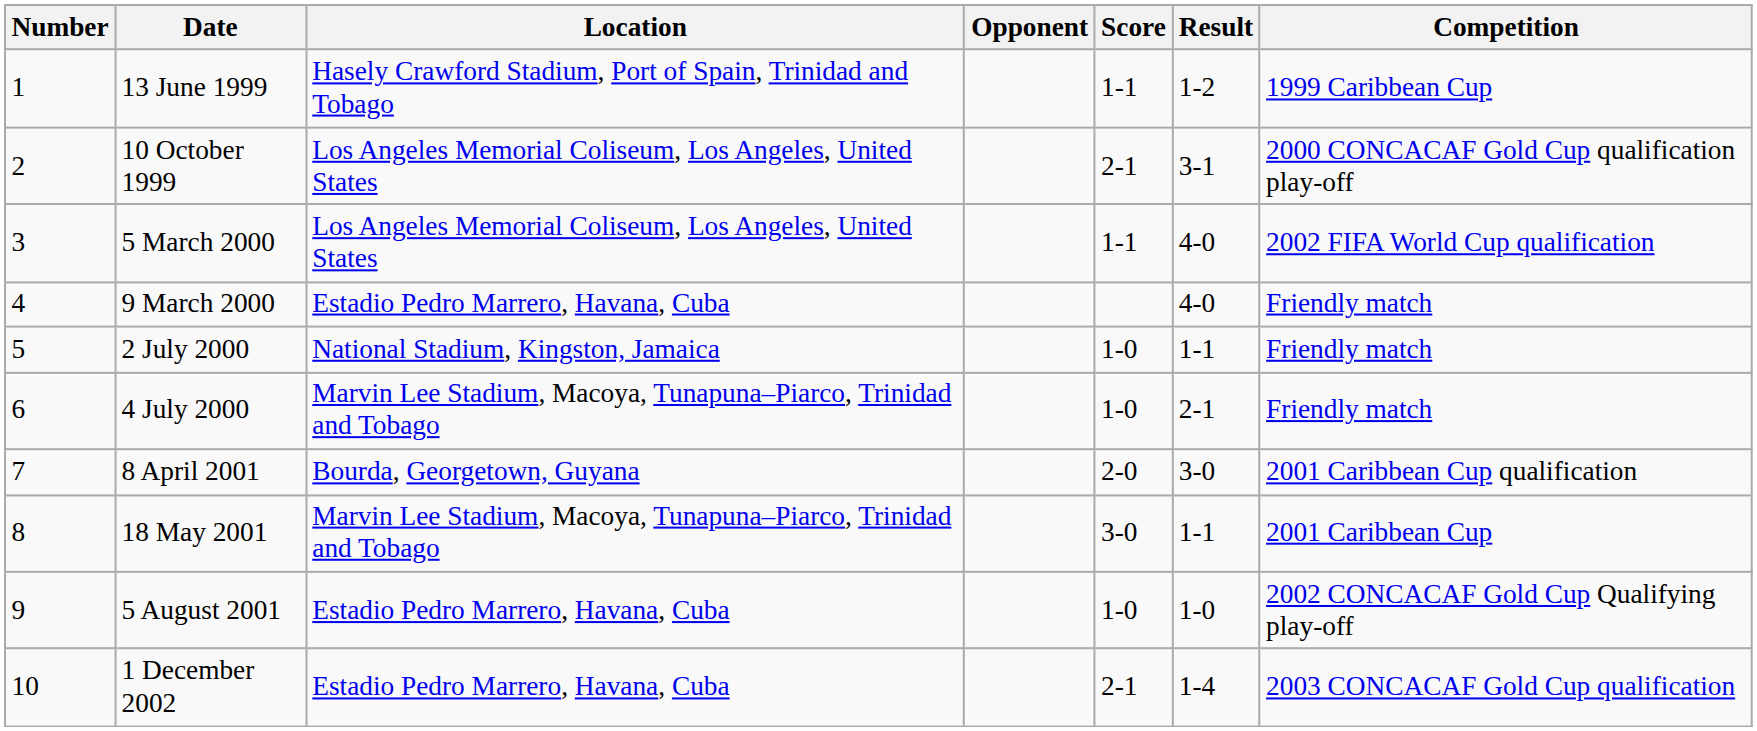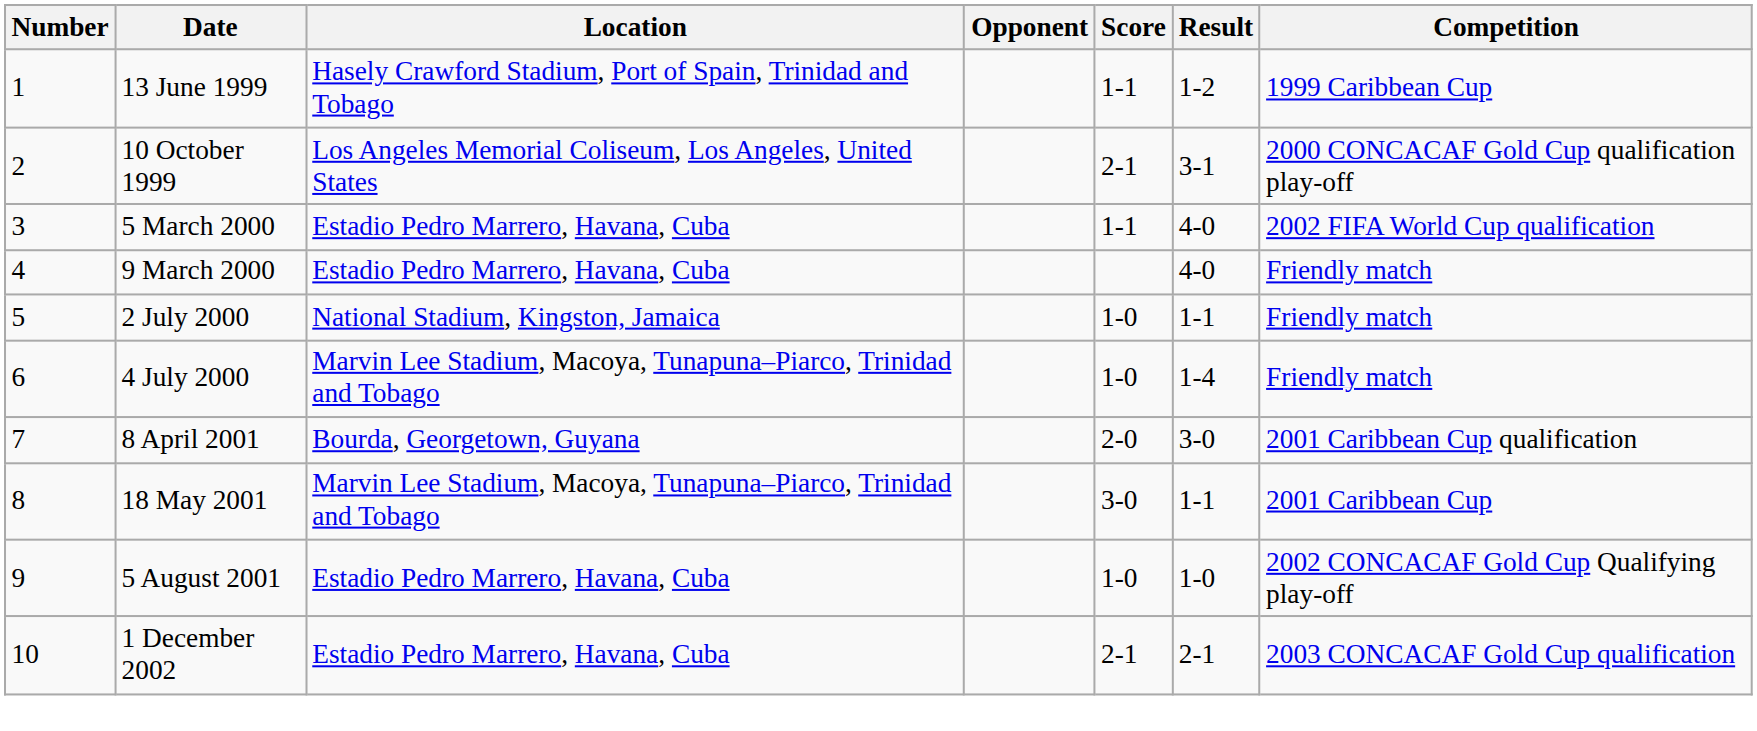(612, 242) Los Angeles Memorial Coliseum, Los Angeles, United States -> (521, 226) Estadio Pedro Marrero, Havana, Cuba
(1197, 409) 2-1 -> (1197, 377) 1-4
(1197, 686) 1-4 -> (1197, 654) 2-1
